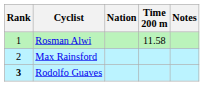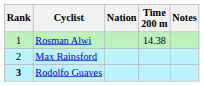(154, 40) 11.58 -> (154, 40) 14.38
